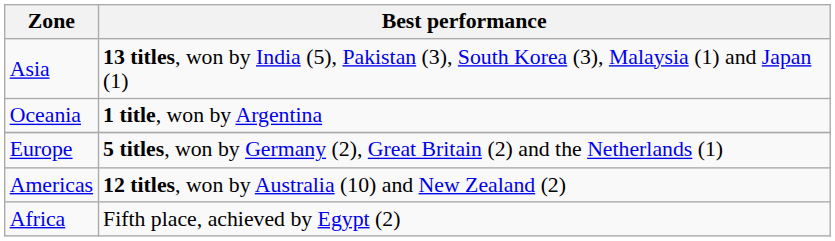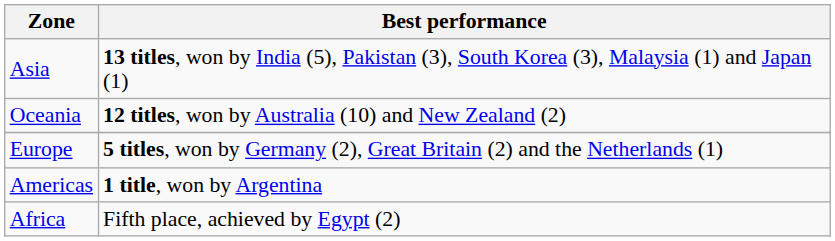(213, 115) 1 title, won by Argentina -> (335, 115) 12 titles, won by Australia (10) and New Zealand (2)
(335, 184) 12 titles, won by Australia (10) and New Zealand (2) -> (213, 184) 1 title, won by Argentina
